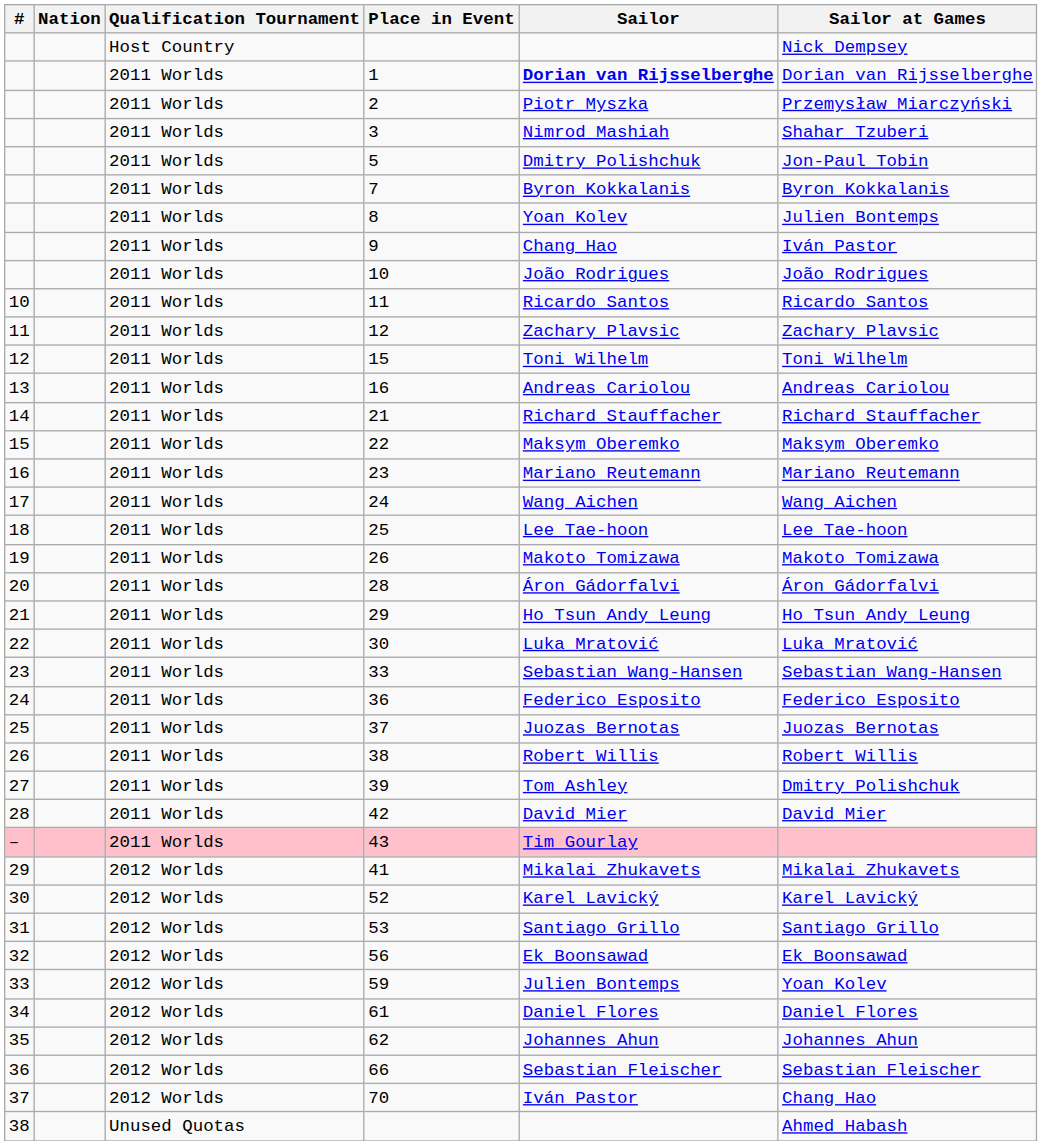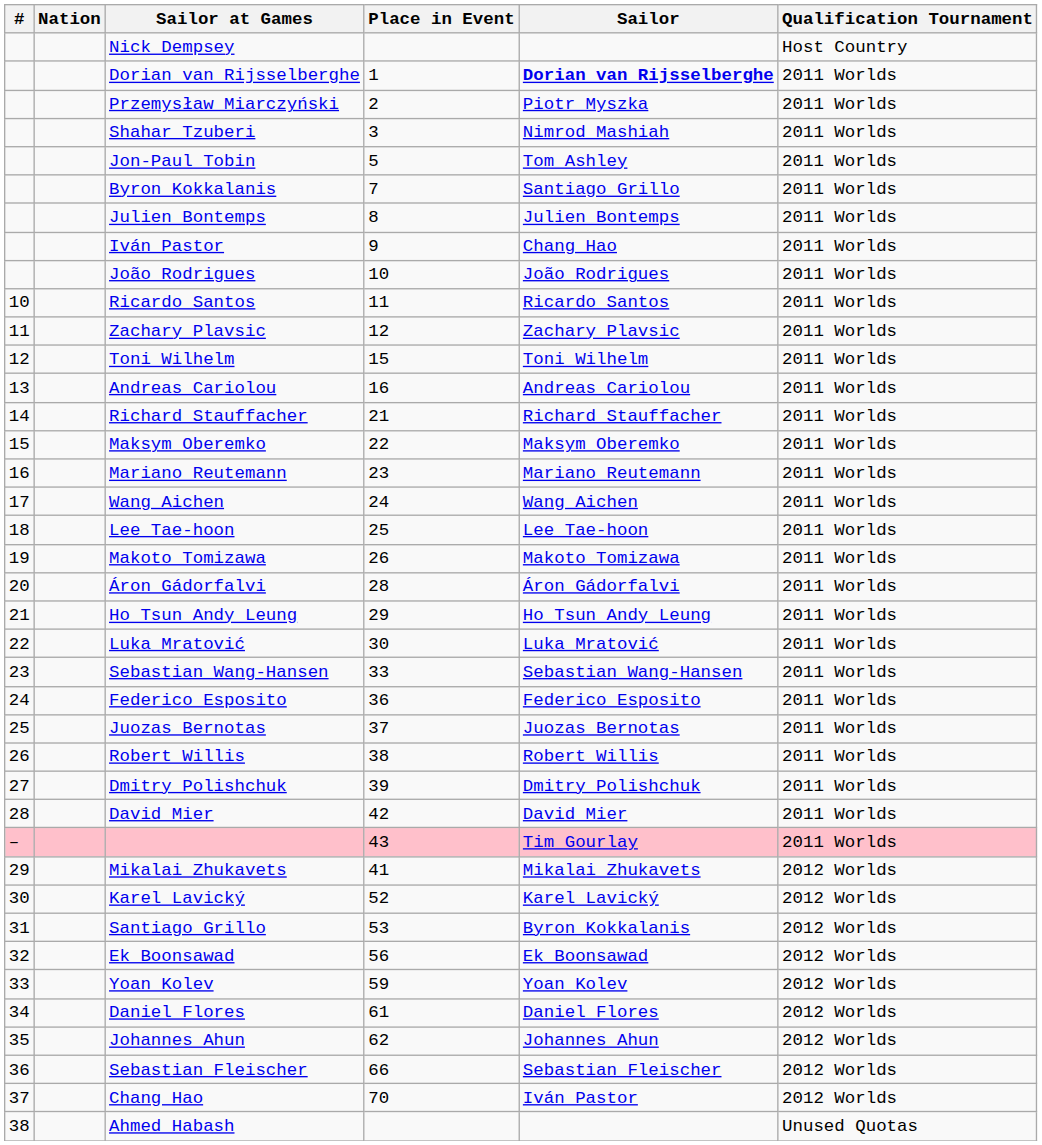columns swapped: (234, 19) <-> (907, 19)
(612, 161) Dmitry Polishchuk -> (575, 161) Tom Ashley
(607, 189) Byron Kokkalanis -> (601, 189) Santiago Grillo
(575, 218) Yoan Kolev -> (601, 218) Julien Bontemps
(575, 785) Tom Ashley -> (612, 785) Dmitry Polishchuk
(601, 927) Santiago Grillo -> (607, 927) Byron Kokkalanis
(601, 984) Julien Bontemps -> (575, 984) Yoan Kolev
